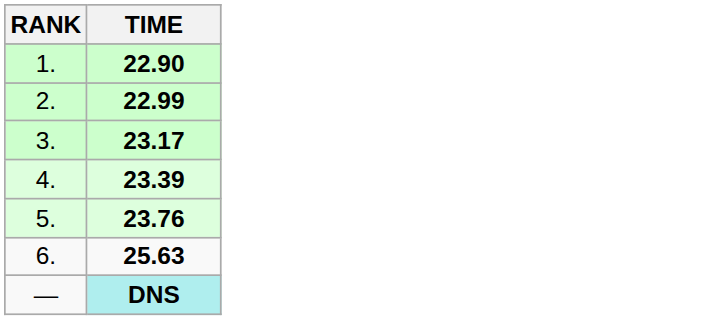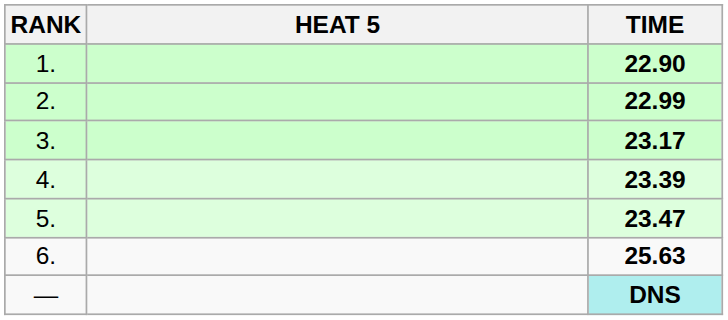+ column: (338, 25)
(154, 218) 23.76 -> (655, 218) 23.47
